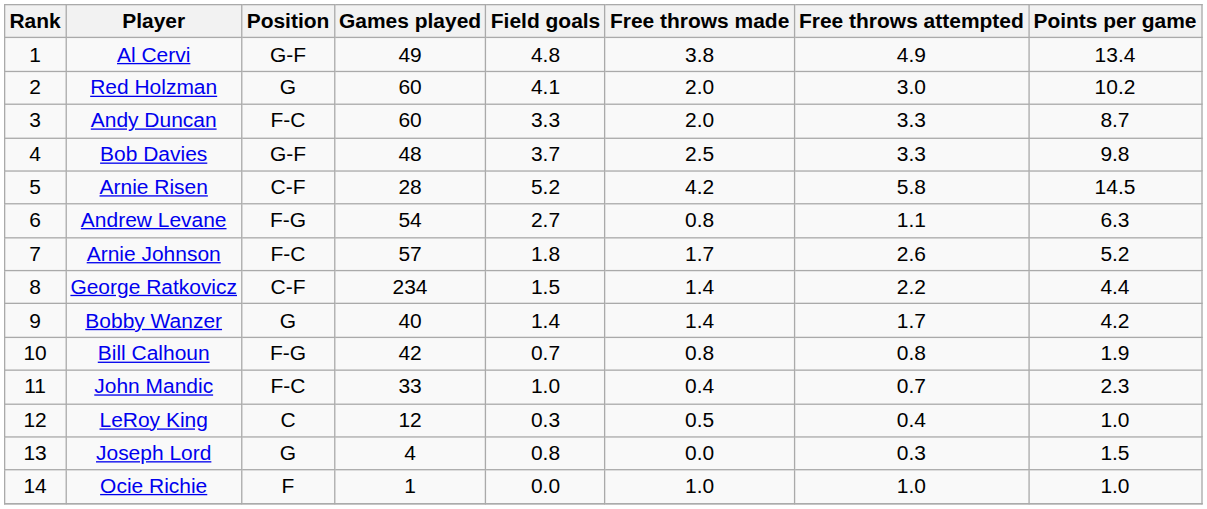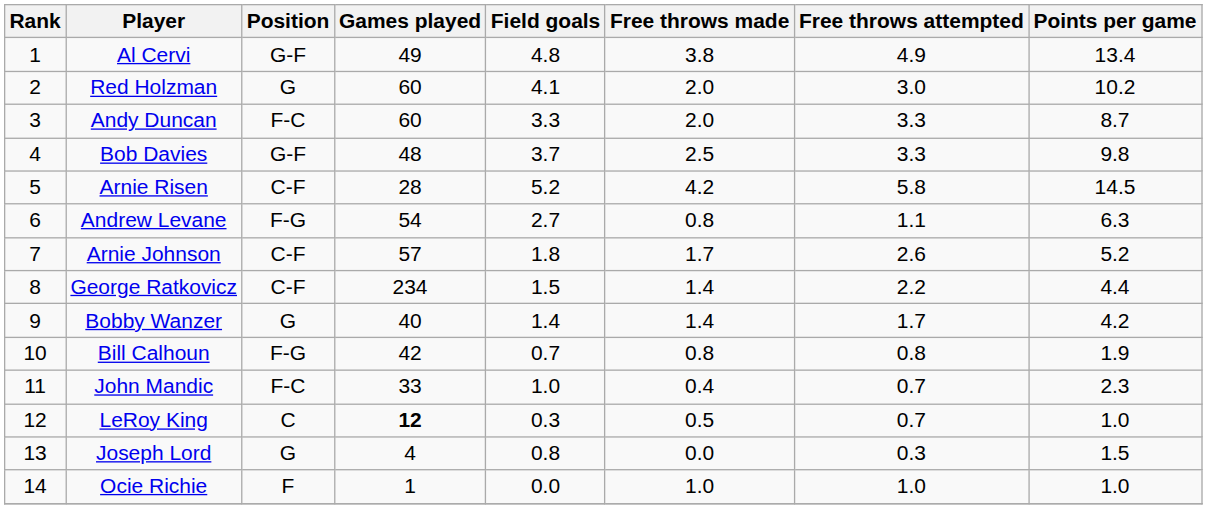(288, 253) F-C -> (288, 253) C-F
(410, 420) normal -> (410, 420) bold
(911, 420) 0.4 -> (911, 420) 0.7
